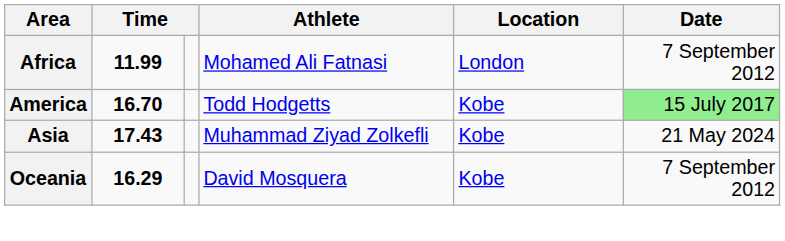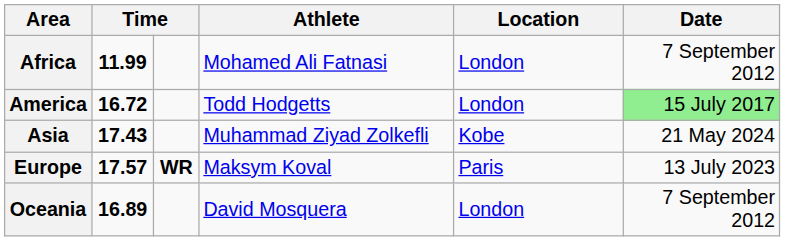(138, 104) 16.70 -> (123, 104) 16.72
(481, 104) Kobe -> (491, 104) London
+ row: (48, 167)
(138, 178) 16.29 -> (123, 209) 16.89
(481, 178) Kobe -> (491, 209) London
